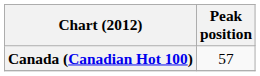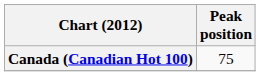(226, 58) 57 -> (226, 58) 75
